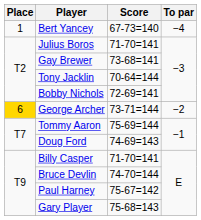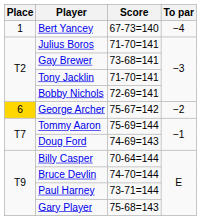(134, 77) 70-64=144 -> (134, 77) 71-70=141
(134, 110) 73-71=144 -> (134, 110) 75-67=142
(134, 158) 71-70=141 -> (134, 158) 70-64=144
(134, 191) 75-67=142 -> (134, 191) 73-71=144
